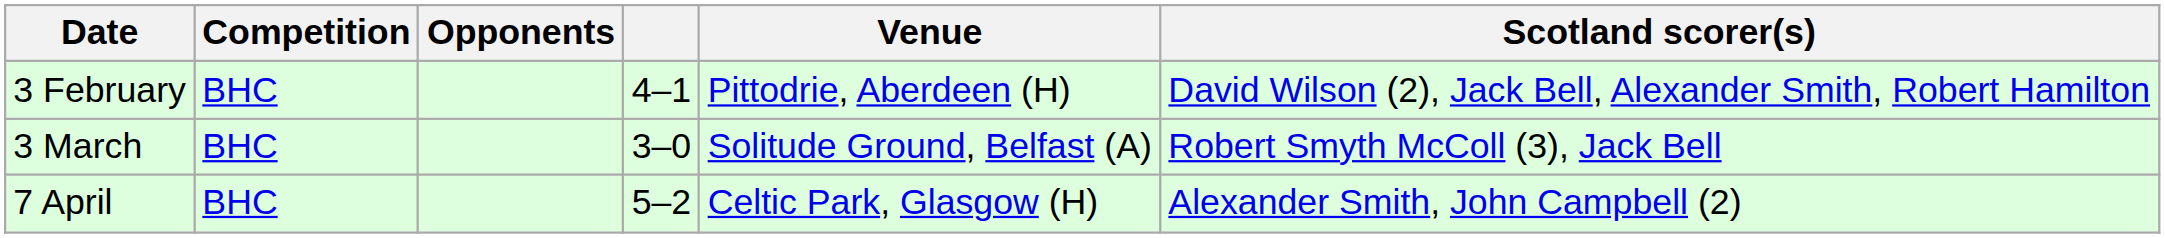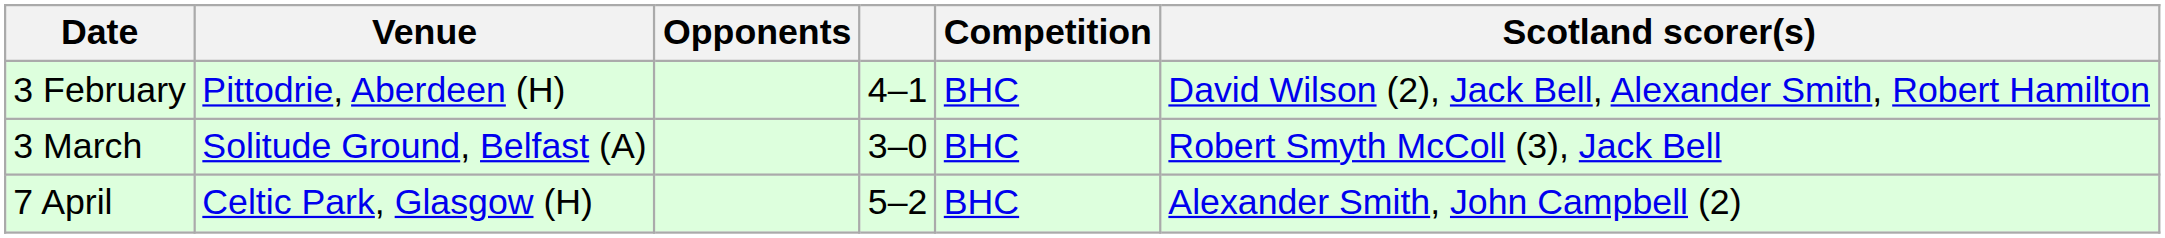columns swapped: (930, 32) <-> (306, 32)
